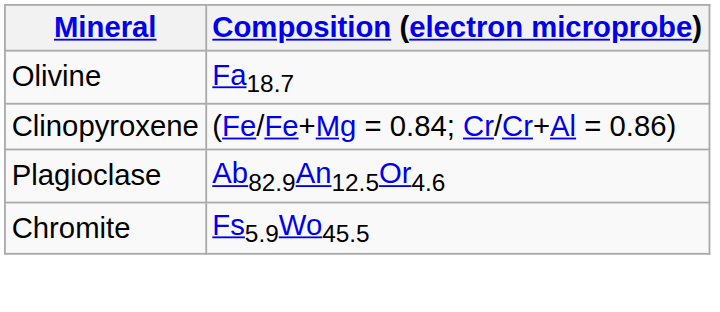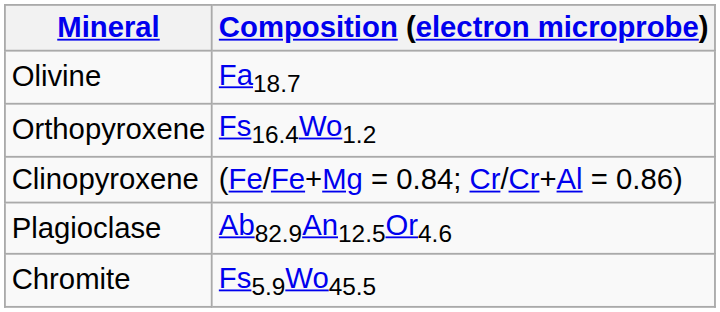+ row: (109, 129)
